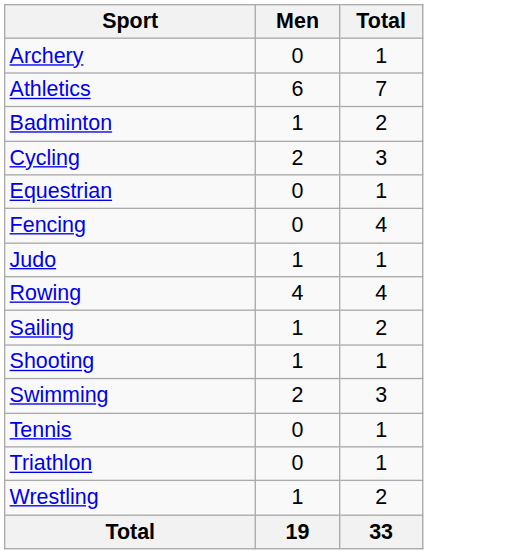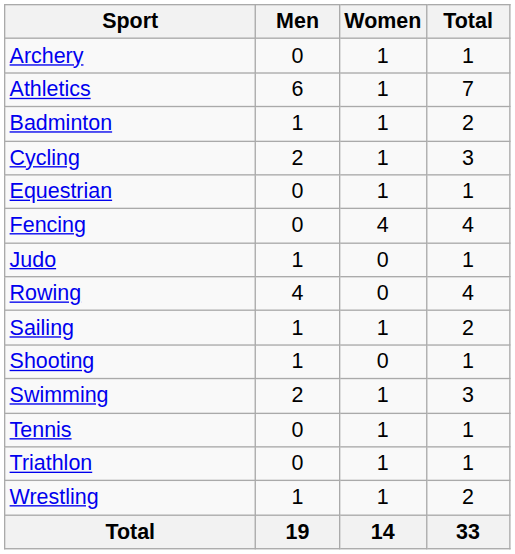+ column: (383, 21)
